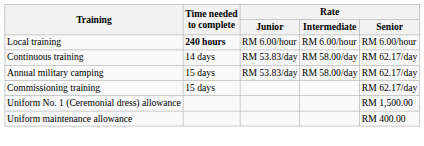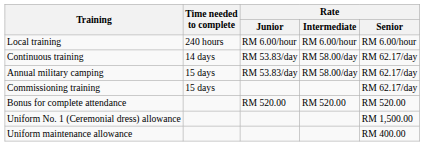(205, 42) bold -> (204, 42) normal
+ row: (67, 103)
